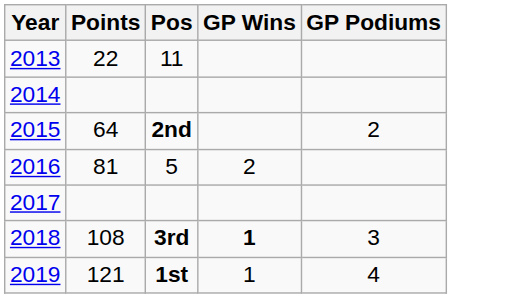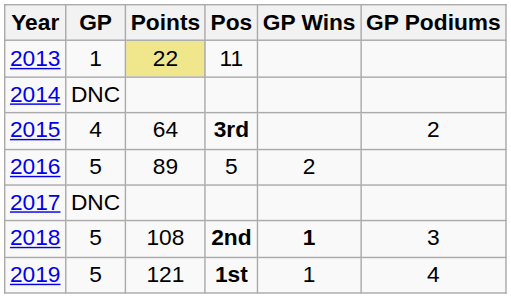+ column: (96, 22)
(106, 58) no background -> (165, 58) khaki background
(172, 130) 2nd -> (231, 130) 3rd
(106, 166) 81 -> (165, 166) 89
(172, 238) 3rd -> (231, 238) 2nd
